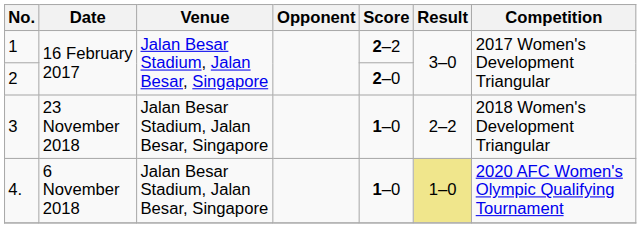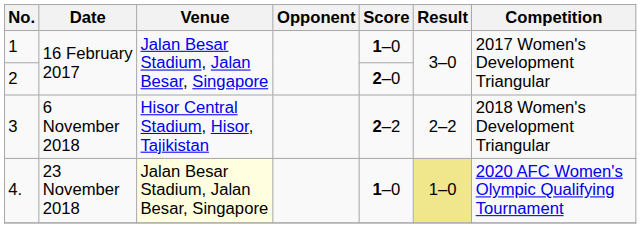(386, 46) 2–2 -> (386, 46) 1–0
(81, 126) 23 November 2018 -> (81, 126) 6 November 2018
(204, 126) Jalan Besar Stadium, Jalan Besar, Singapore -> (197, 126) Hisor Central Stadium, Hisor, Tajikistan
(386, 126) 1–0 -> (386, 126) 2–2
(81, 190) 6 November 2018 -> (81, 190) 23 November 2018
(204, 190) no background -> (204, 190) lightyellow background
